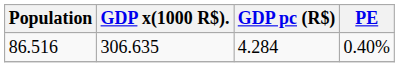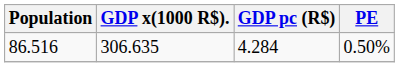(367, 47) 0.40% -> (367, 47) 0.50%
